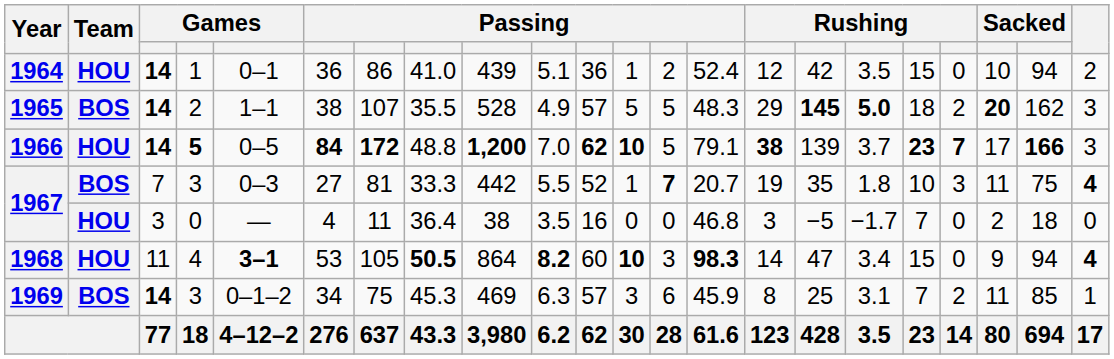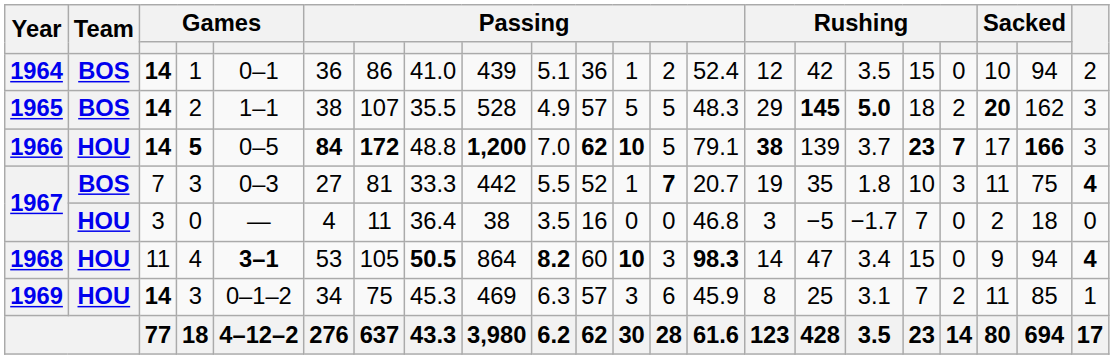(104, 71) HOU -> (104, 71) BOS
(104, 297) BOS -> (104, 297) HOU
